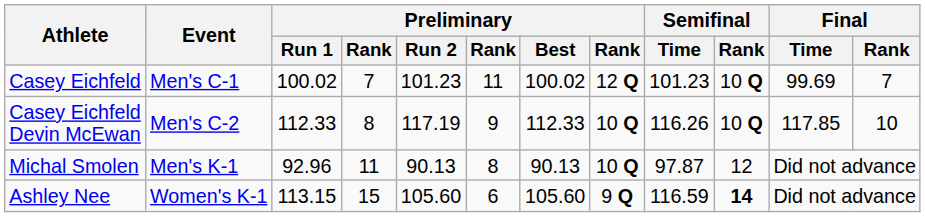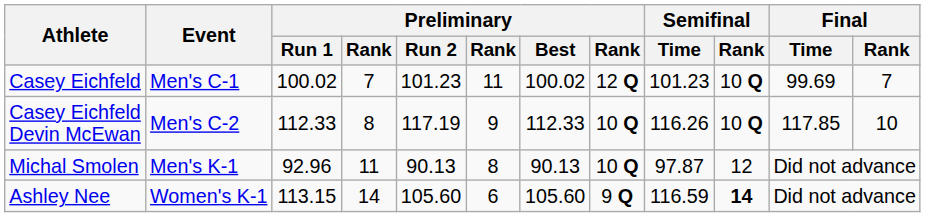(369, 197) 15 -> (369, 197) 14
